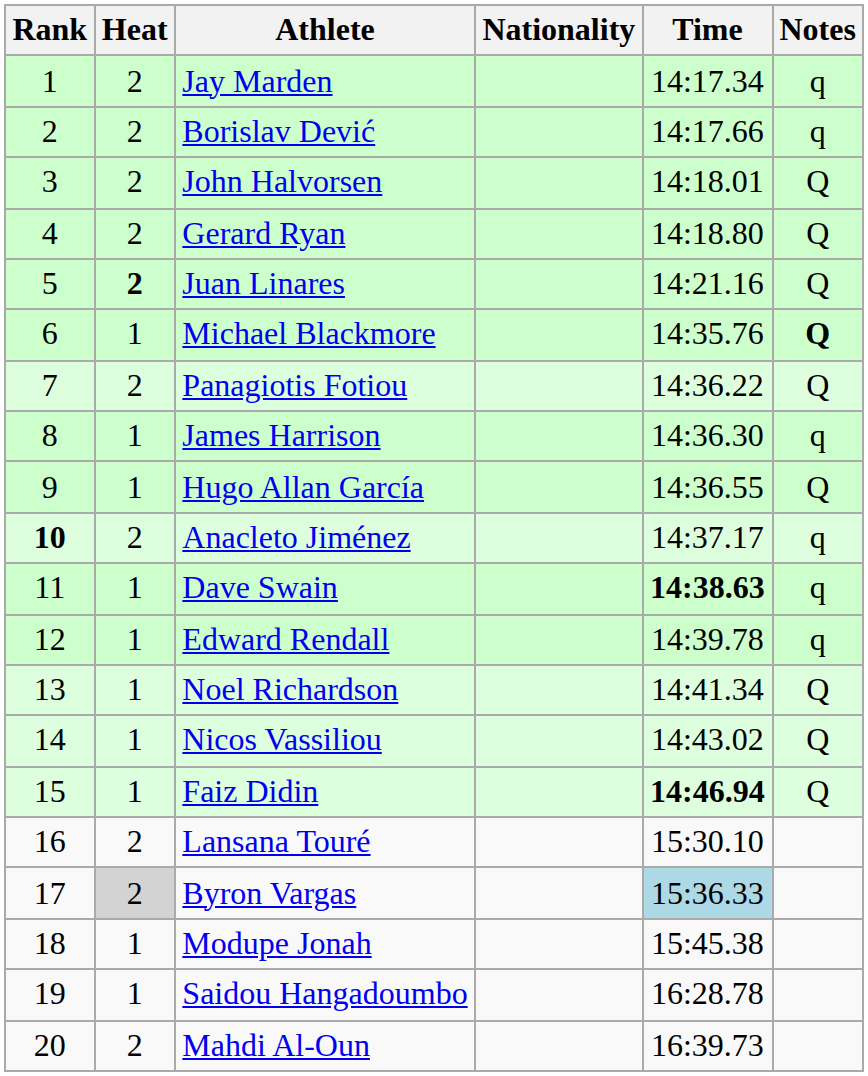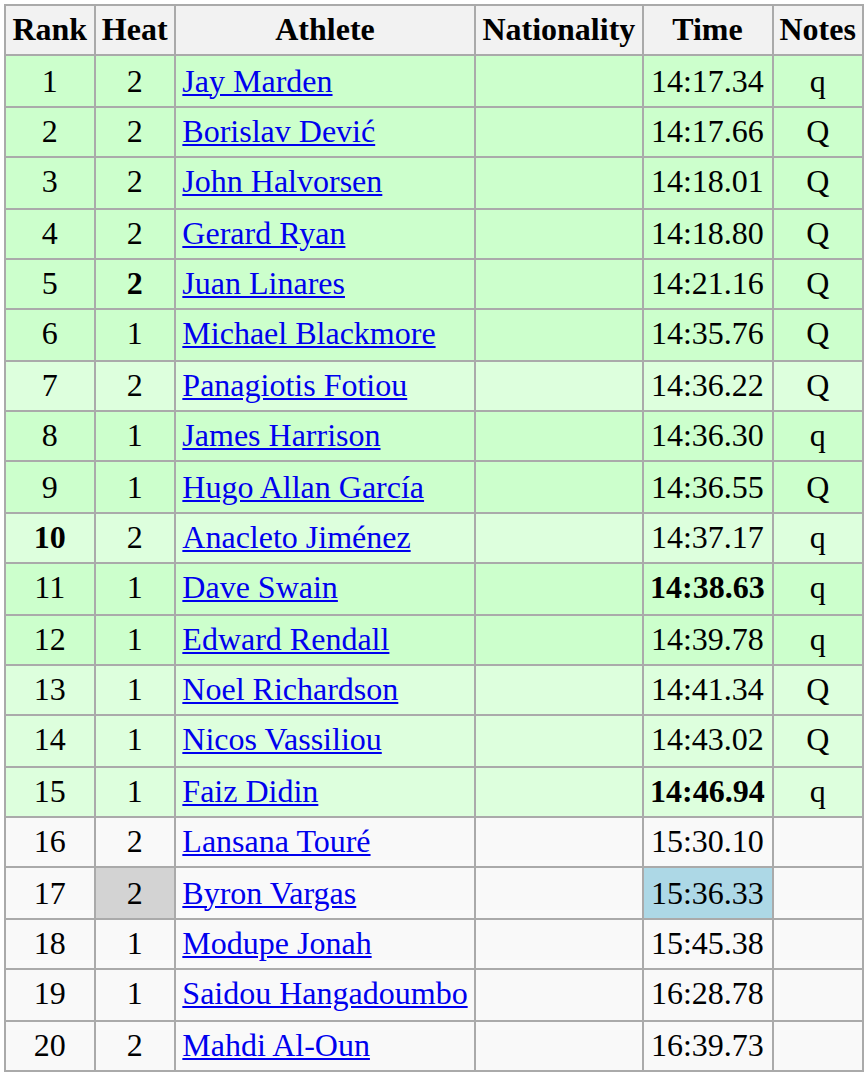(818, 131) q -> (818, 131) Q
(818, 334) bold -> (818, 334) normal
(818, 791) Q -> (818, 791) q
